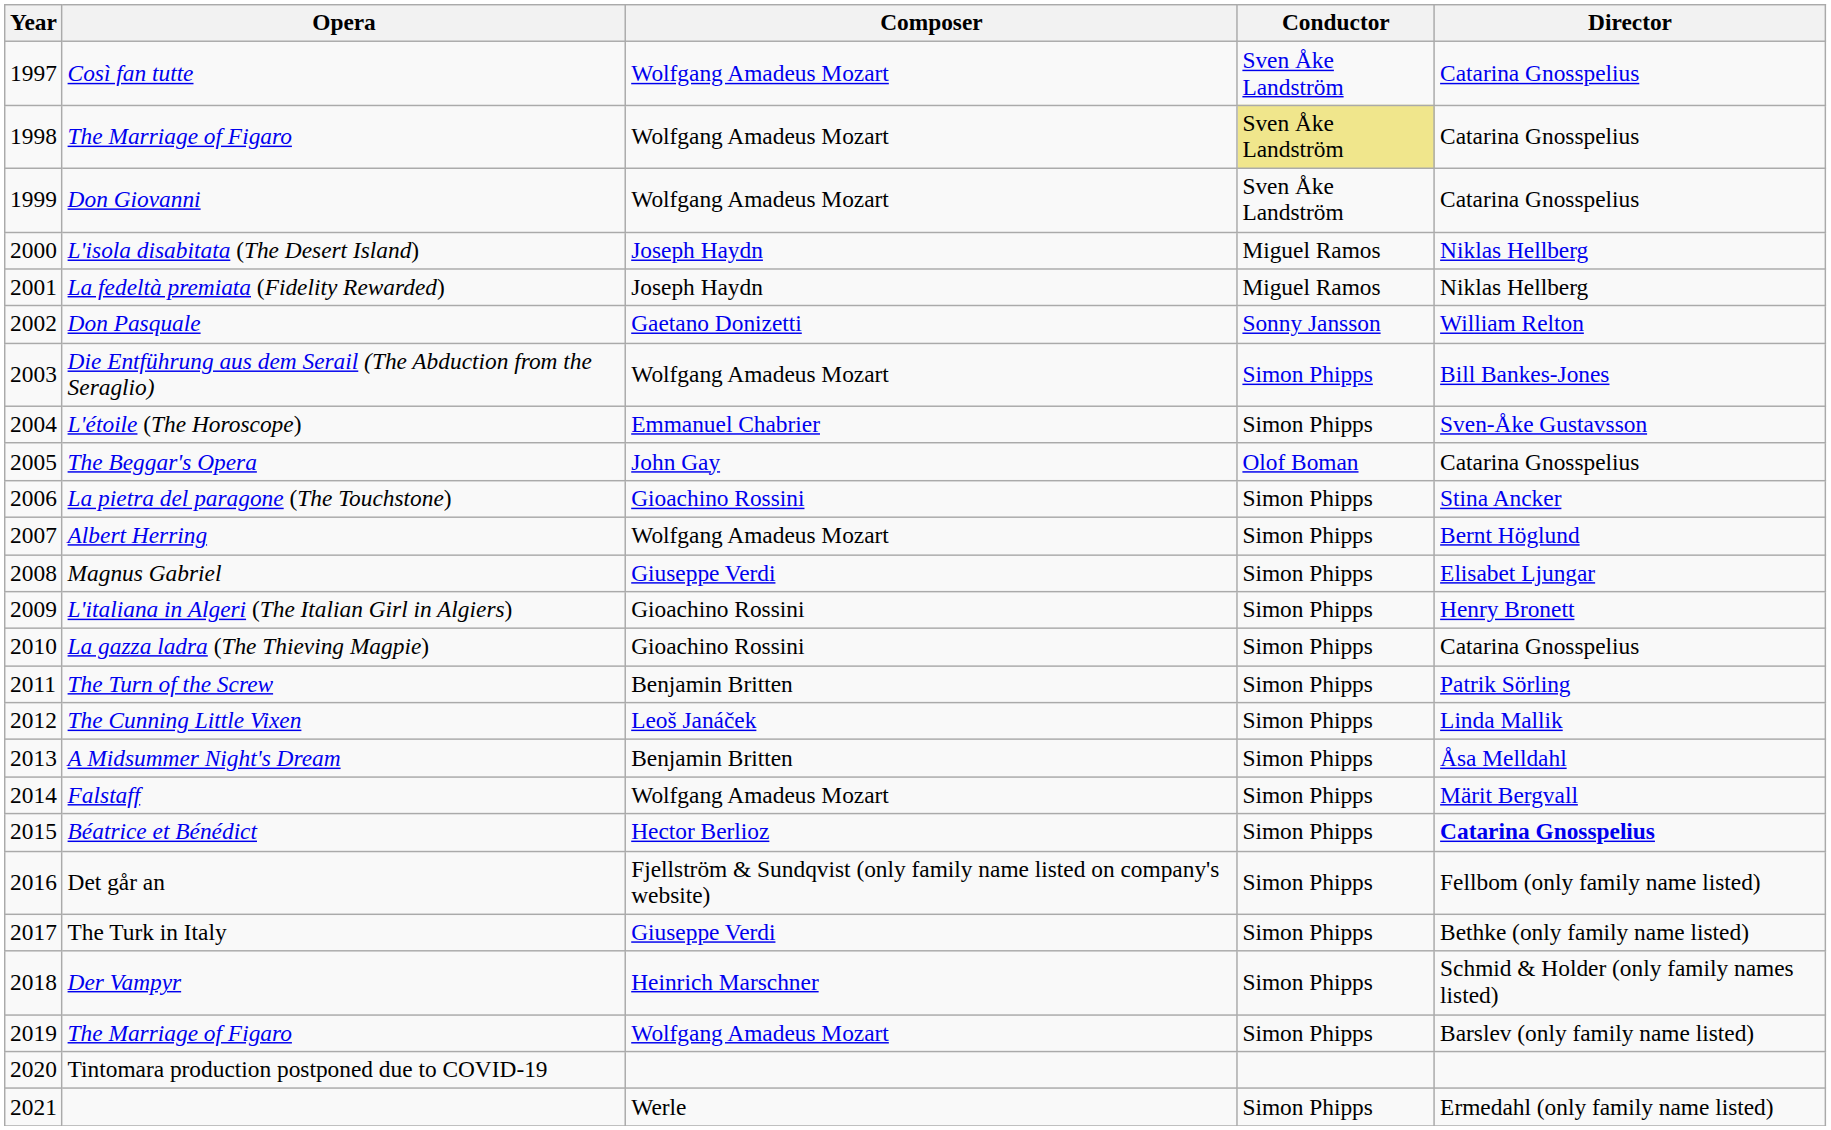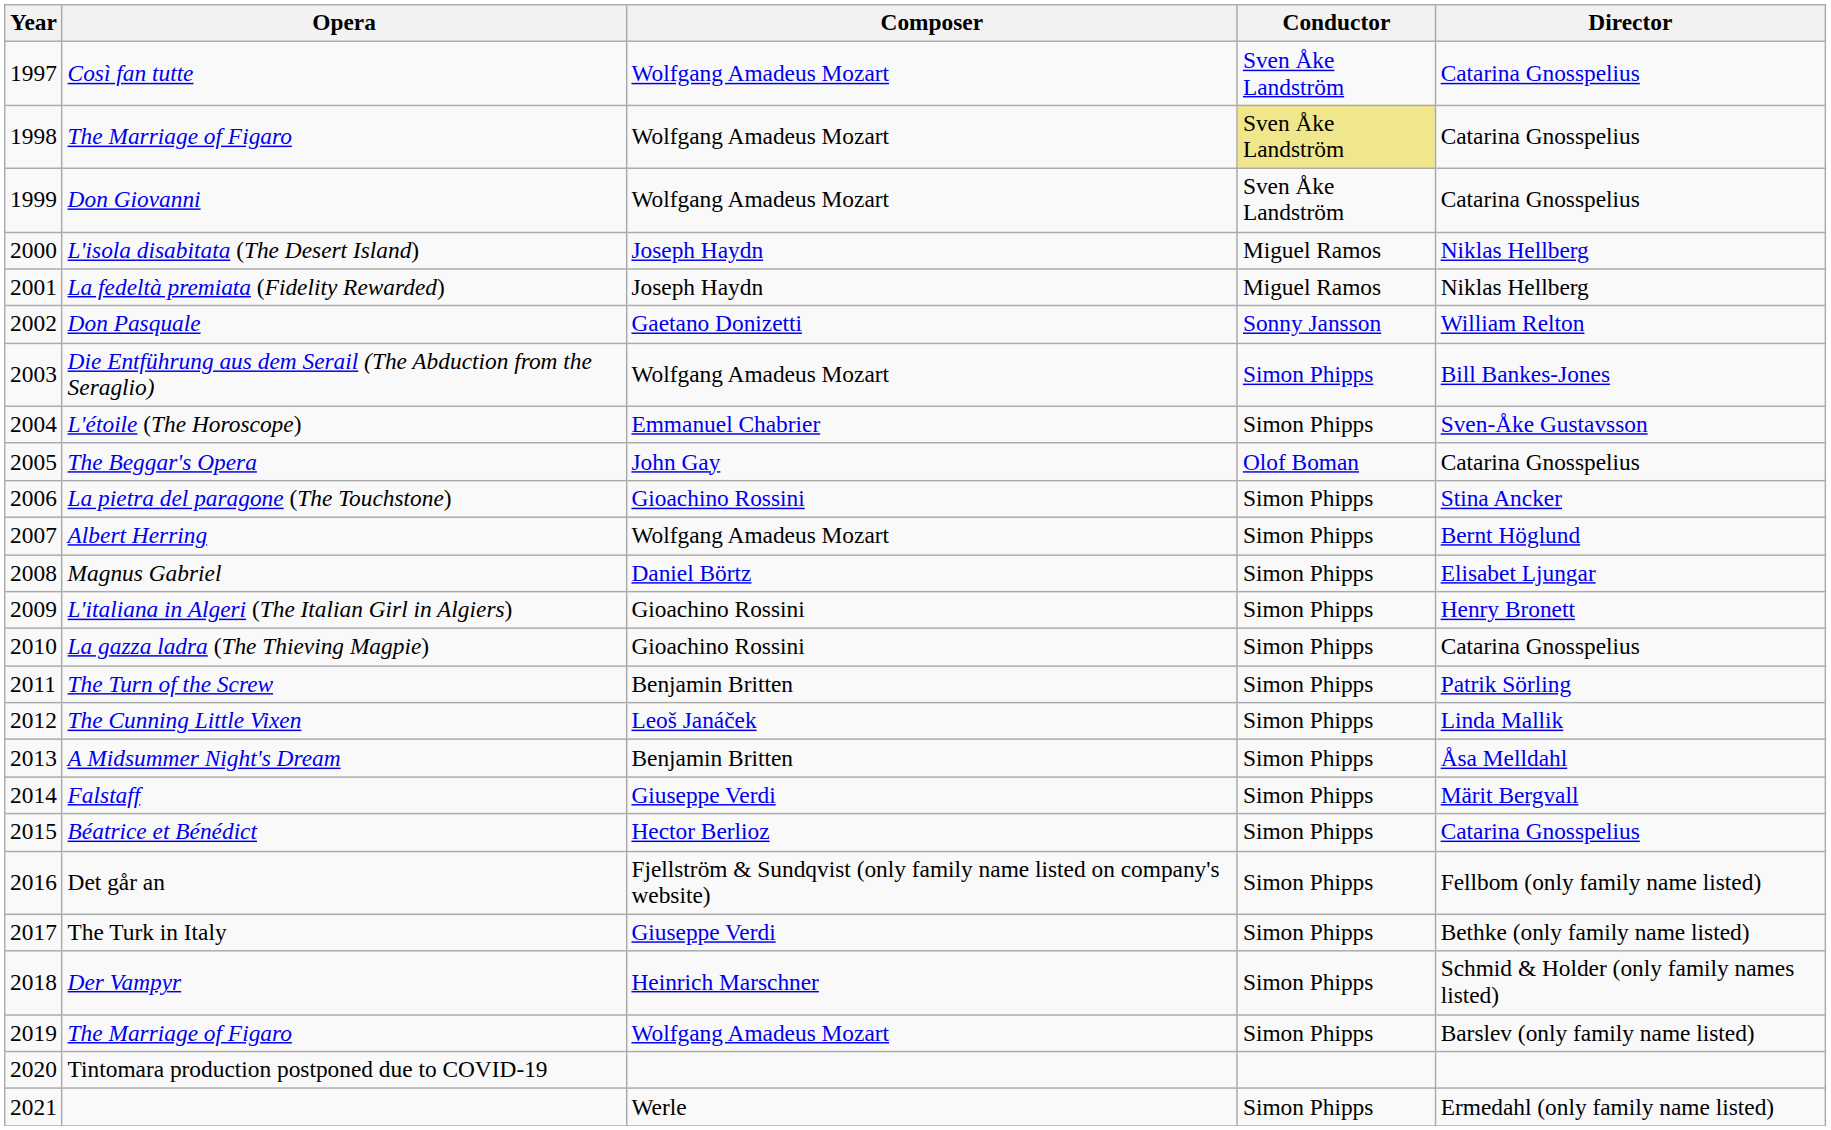(703, 572) Giuseppe Verdi -> (691, 572) Daniel Börtz
(760, 794) Wolfgang Amadeus Mozart -> (704, 794) Giuseppe Verdi
(1548, 832) bold -> (1540, 832) normal
